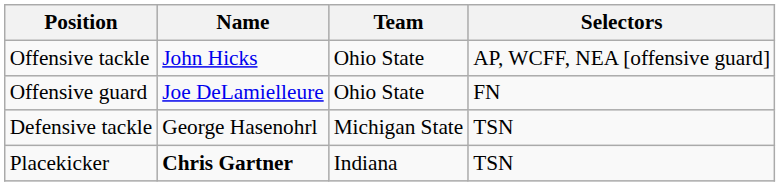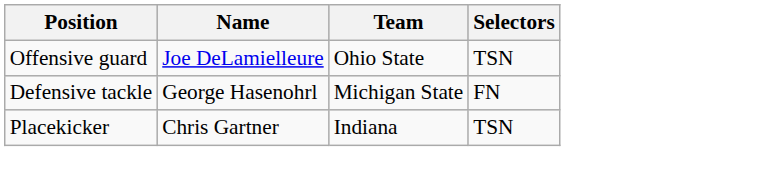- row: (80, 57)
(487, 92) FN -> (493, 57) TSN
(493, 127) TSN -> (487, 92) FN
(228, 163) bold -> (221, 127) normal
